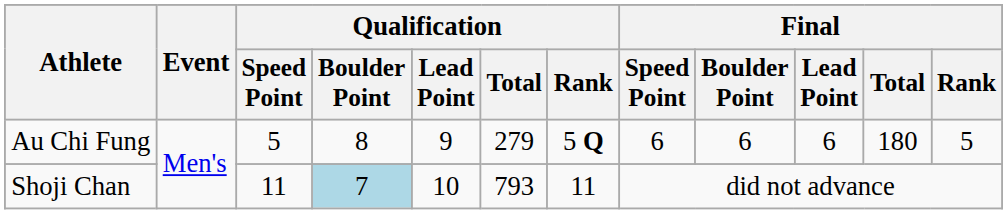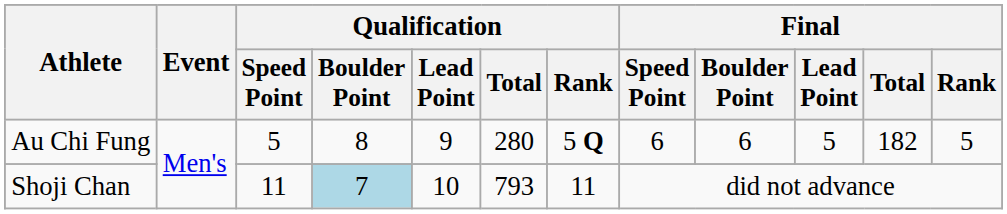(514, 141) 279 -> (514, 141) 280
(829, 141) 6 -> (829, 141) 5
(897, 141) 180 -> (897, 141) 182
